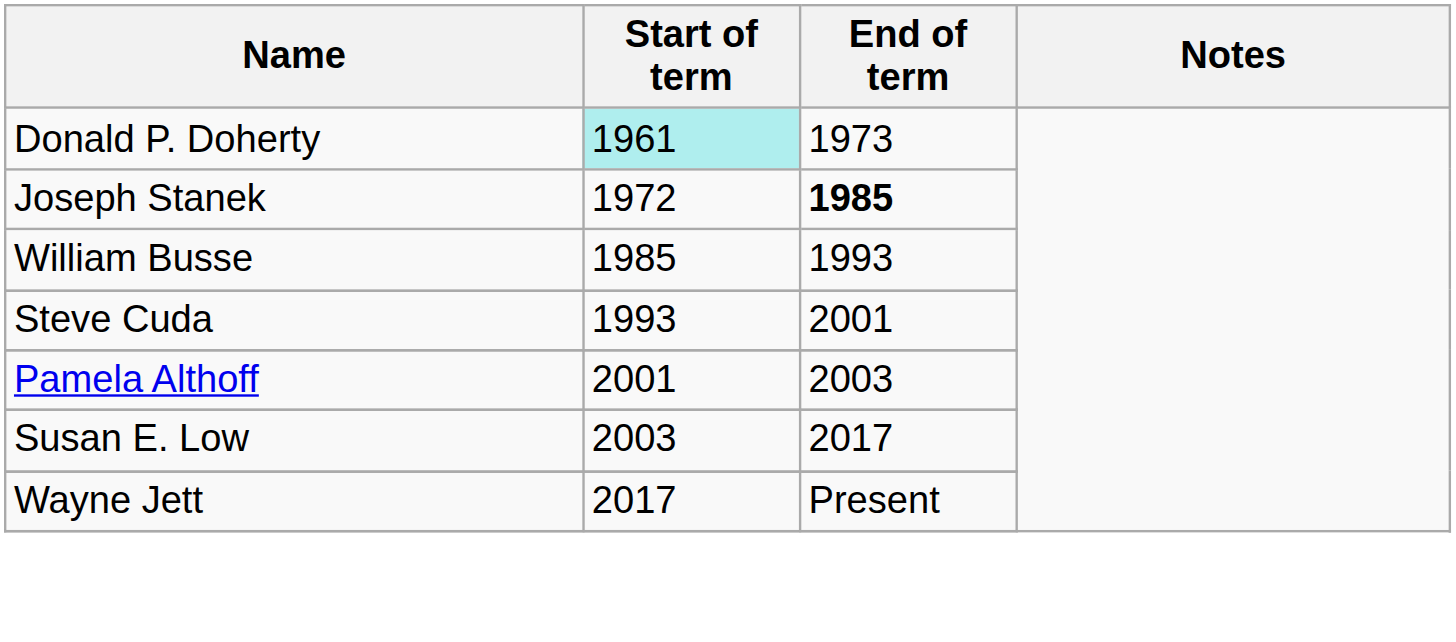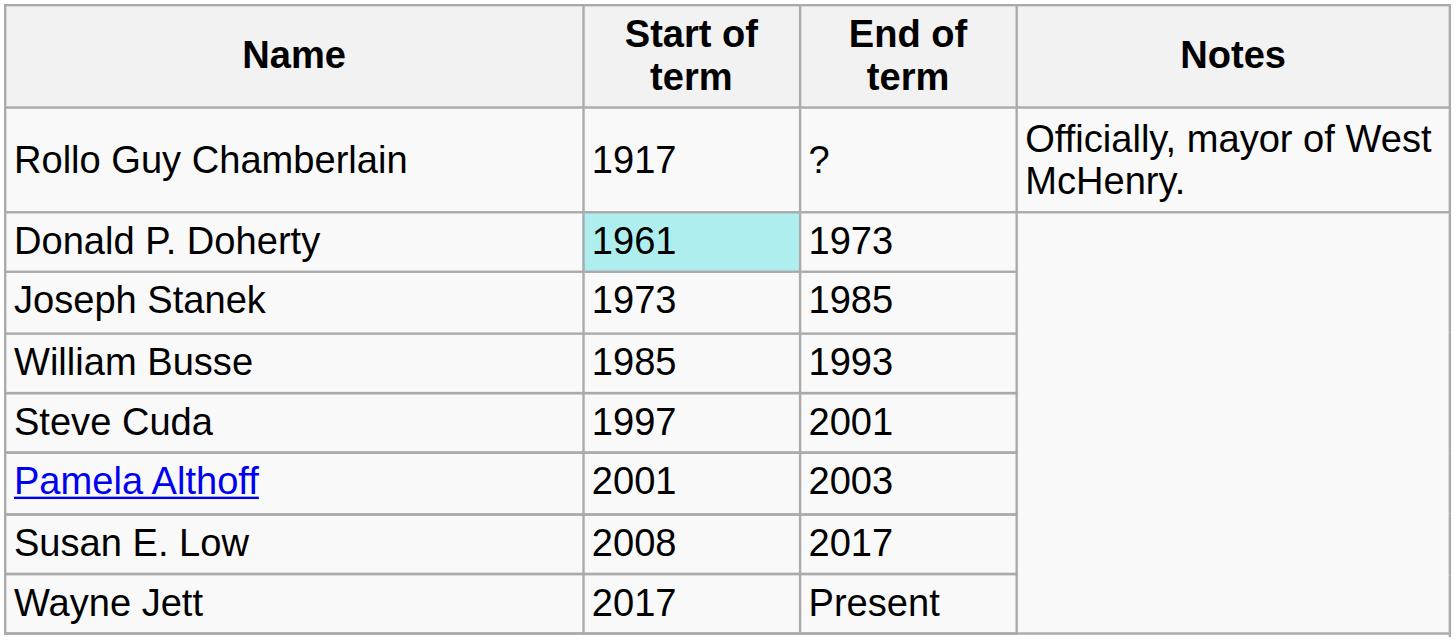+ row: (211, 159)
(634, 198) 1972 -> (634, 301) 1973
(851, 198) bold -> (851, 301) normal
(634, 319) 1993 -> (634, 422) 1997
(634, 439) 2003 -> (634, 543) 2008
